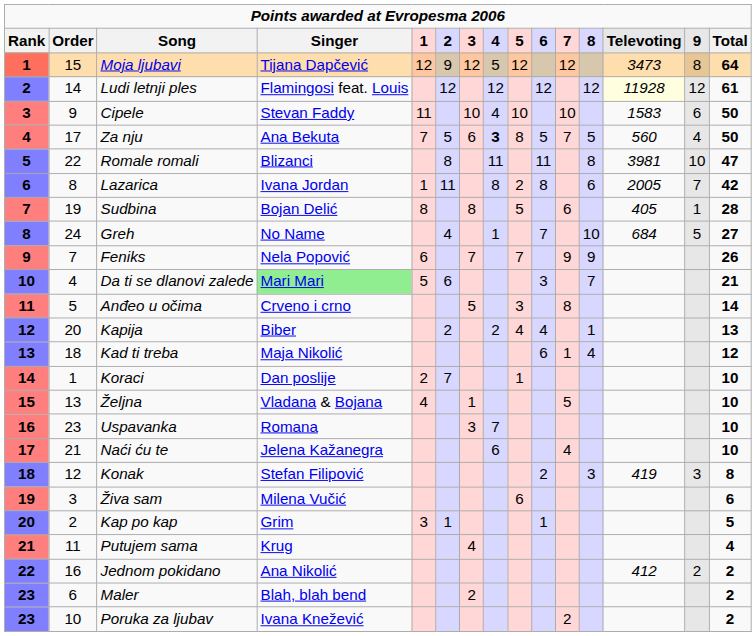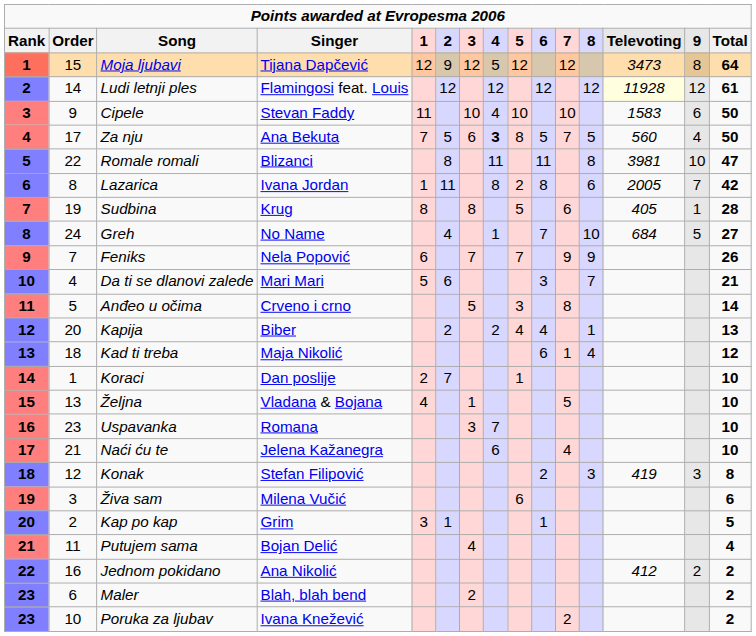(299, 209) Bojan Delić -> (277, 209) Krug
(292, 281) lightgreen background -> (292, 281) no background
(277, 546) Krug -> (299, 546) Bojan Delić
